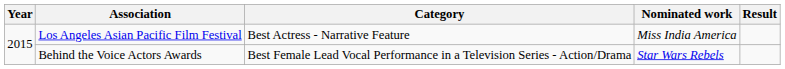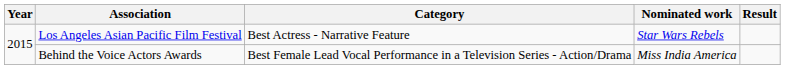(687, 34) Miss India America -> (680, 34) Star Wars Rebels
(680, 54) Star Wars Rebels -> (687, 54) Miss India America
